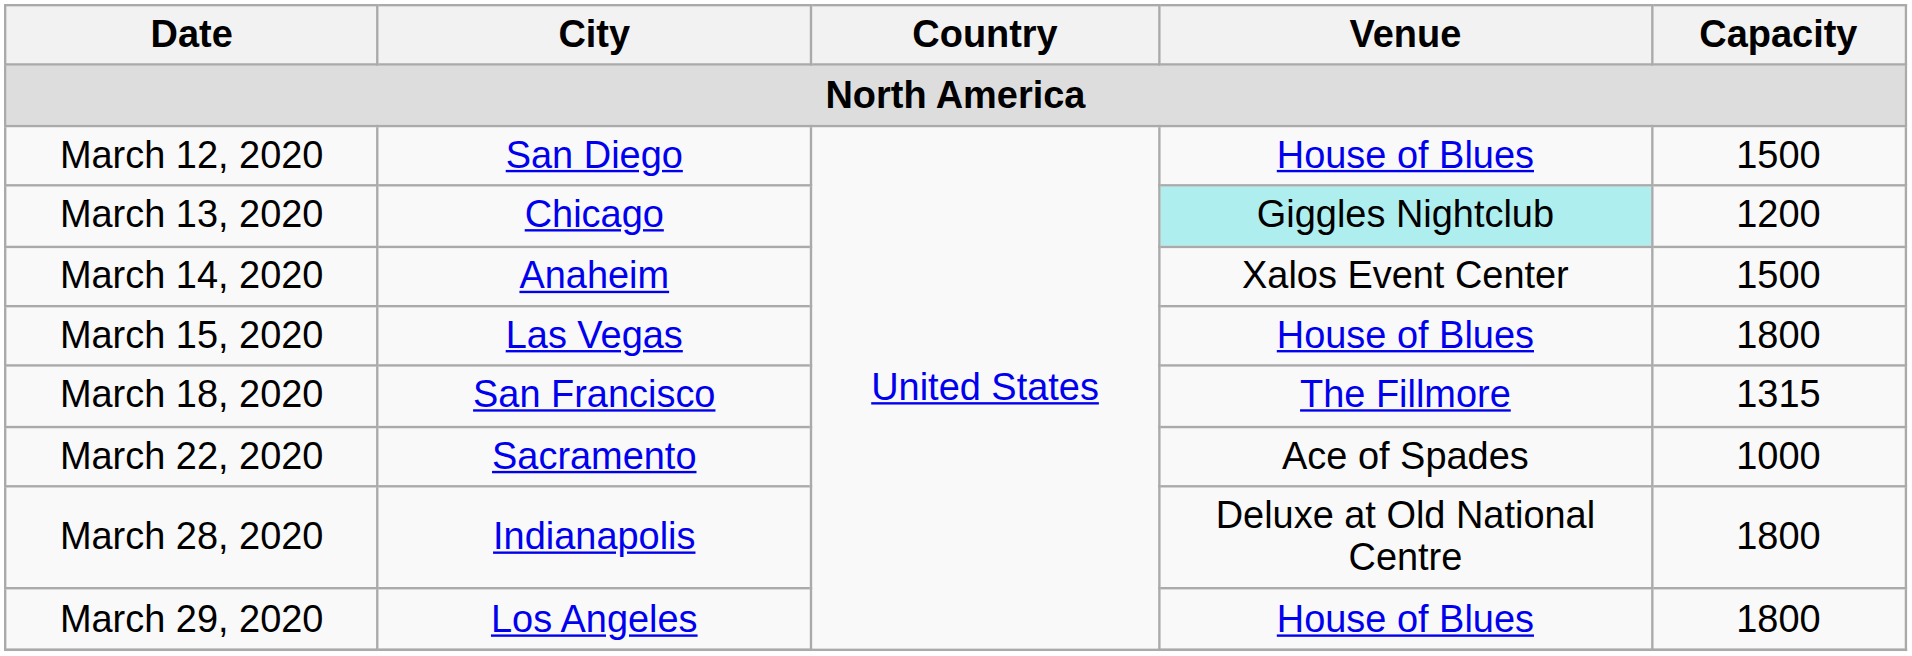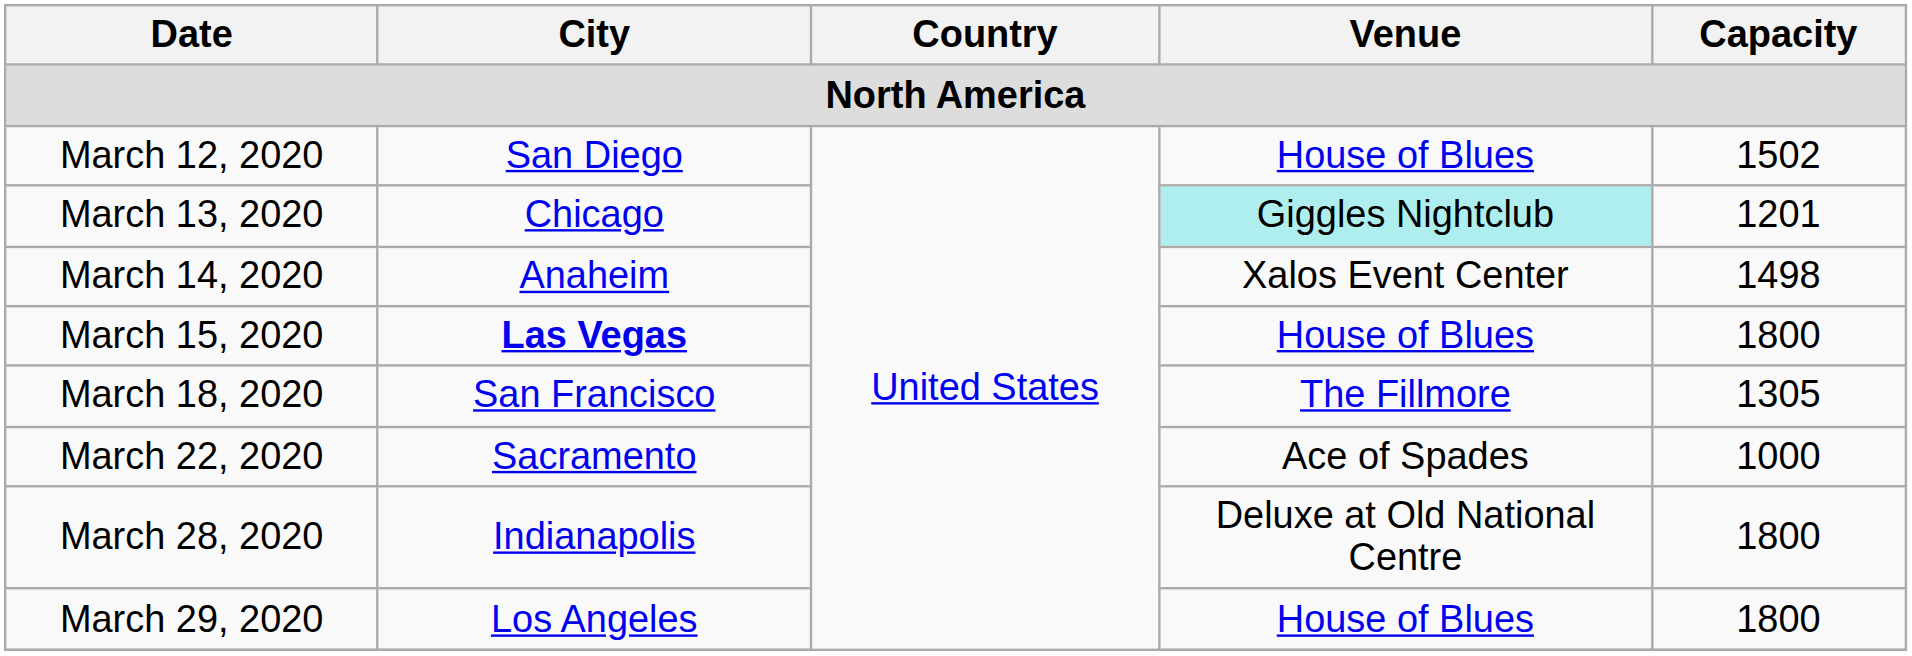(1778, 154) 1500 -> (1778, 154) 1502
(1778, 214) 1200 -> (1778, 214) 1201
(1778, 275) 1500 -> (1778, 275) 1498
(594, 335) normal -> (594, 335) bold
(1778, 395) 1315 -> (1778, 395) 1305
